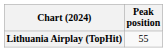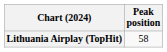(143, 39) 55 -> (143, 39) 58
